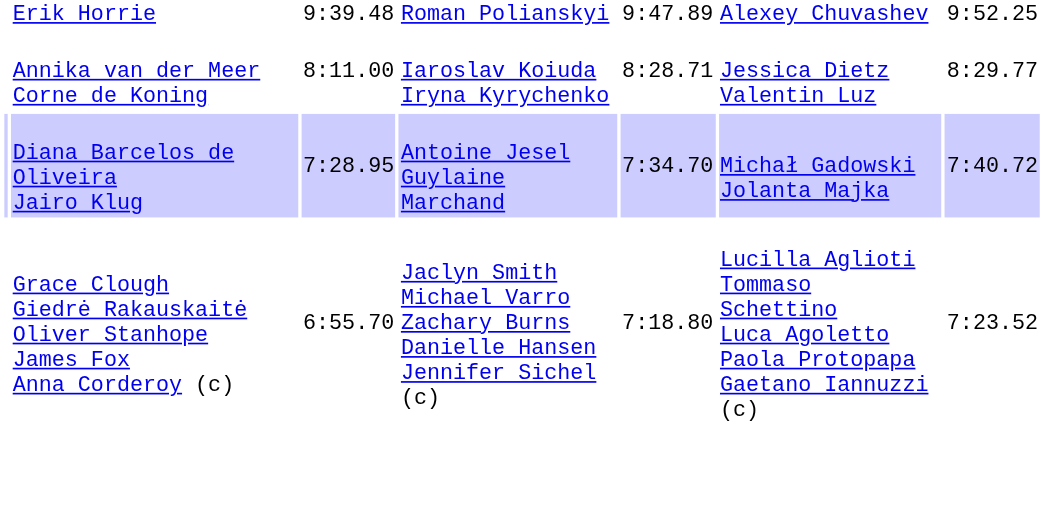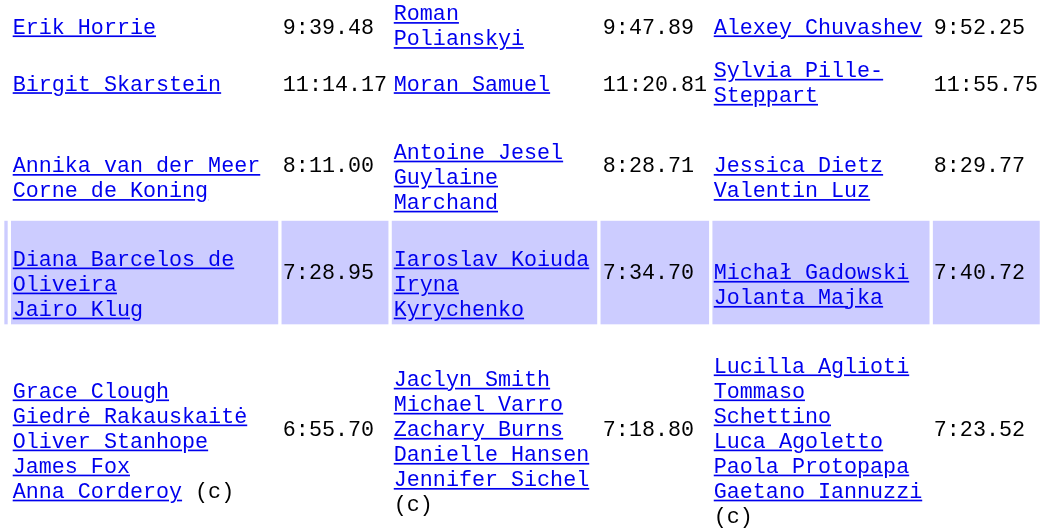+ row: (117, 84)
(505, 84) Iaroslav Koiuda Iryna Kyrychenko -> (478, 178) Antoine Jesel Guylaine Marchand
(486, 178) Antoine Jesel Guylaine Marchand -> (491, 285) Iaroslav Koiuda Iryna Kyrychenko
